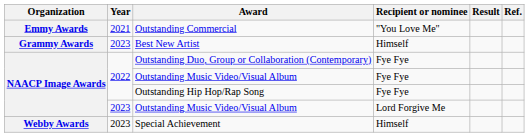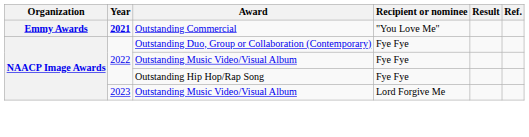(120, 28) normal -> (120, 28) bold
- row: (167, 44)
- row: (178, 124)
